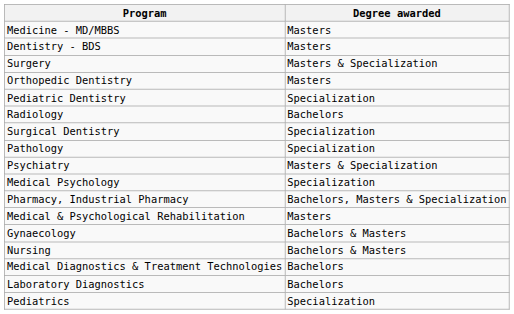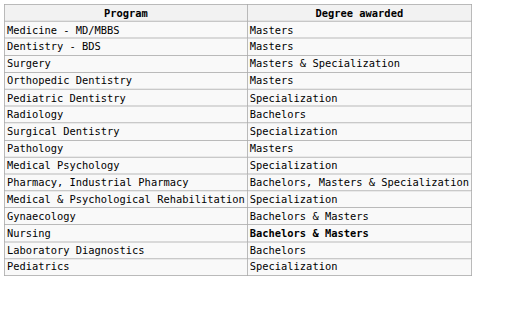(331, 148) Specialization -> (272, 148) Masters
- row: (38, 165)
(309, 216) Masters -> (294, 199) Specialization
(347, 250) normal -> (309, 233) bold
- row: (145, 267)
